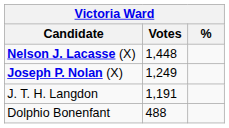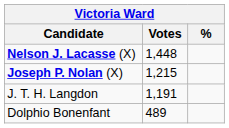(161, 73) 1,249 -> (161, 73) 1,215
(156, 113) 488 -> (156, 113) 489
